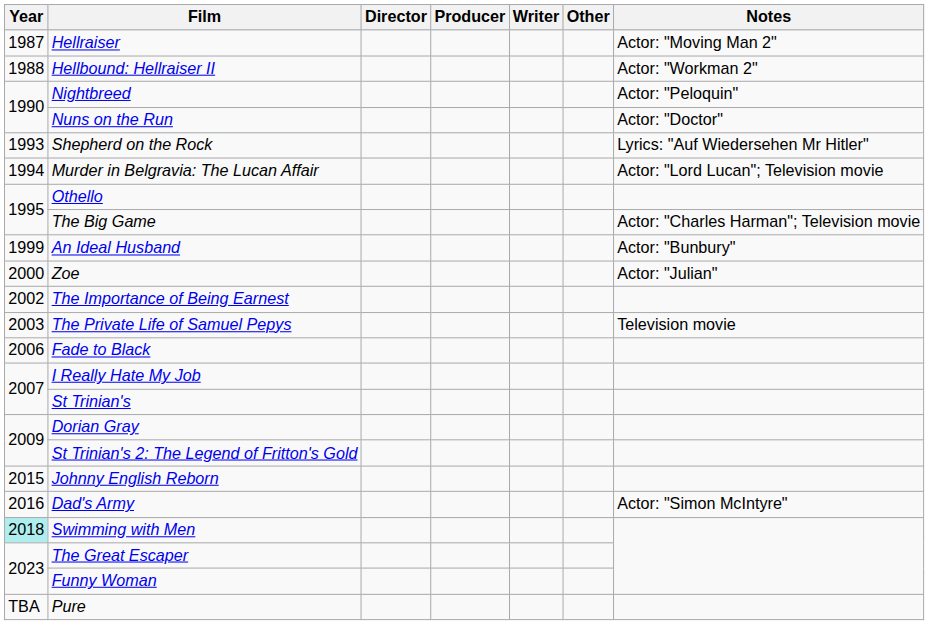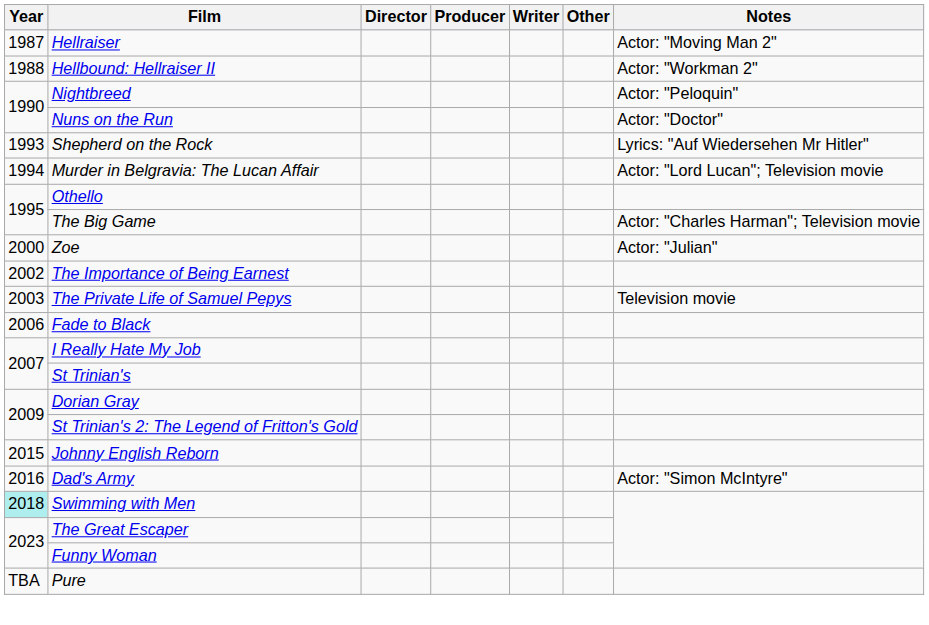- row: (116, 247)
